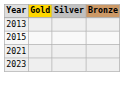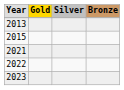+ row: (16, 65)
